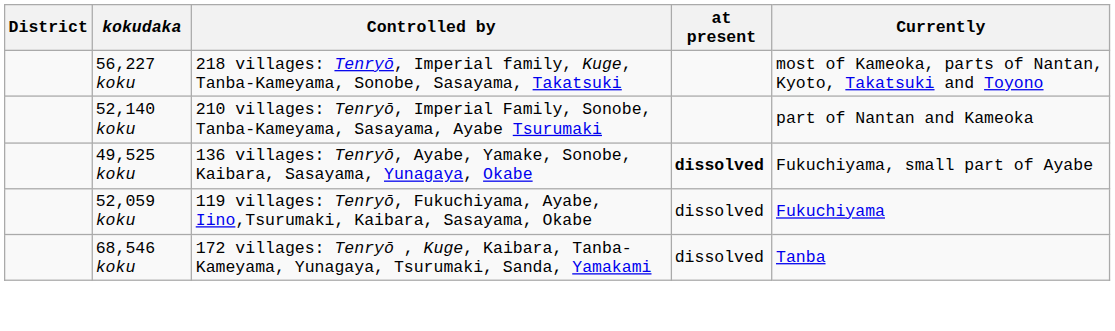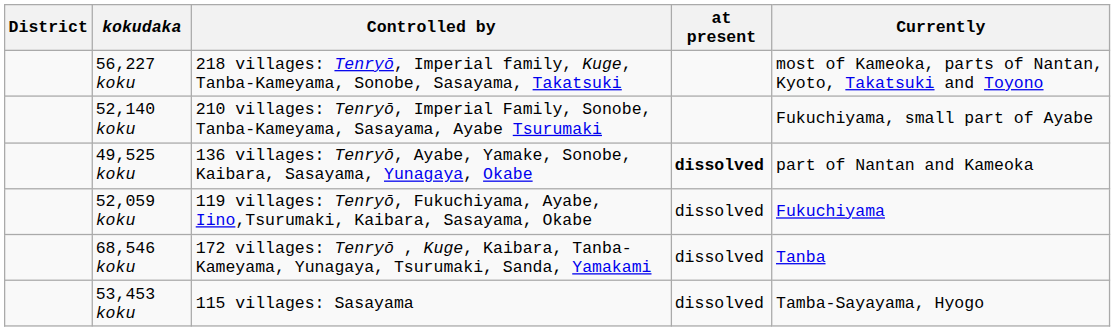(905, 120) part of Nantan and Kameoka -> (935, 120) Fukuchiyama, small part of Ayabe
(935, 165) Fukuchiyama, small part of Ayabe -> (905, 165) part of Nantan and Kameoka
+ row: (125, 303)
